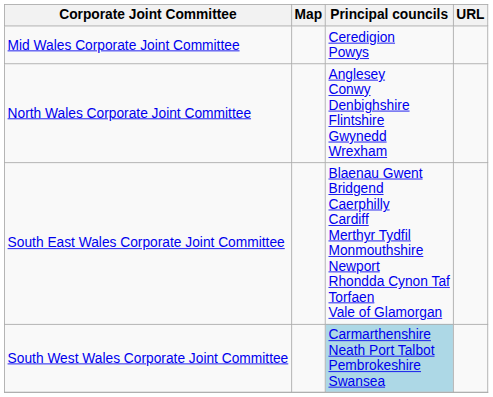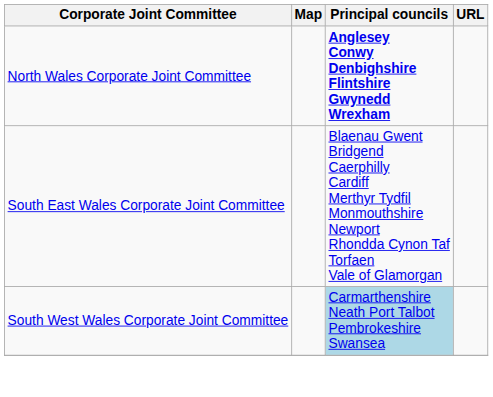- row: (124, 44)
(369, 113) normal -> (372, 75) bold
